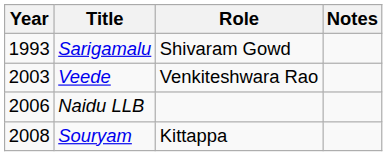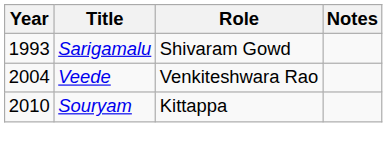(29, 77) 2003 -> (29, 77) 2004
- row: (101, 106)
(29, 135) 2008 -> (29, 106) 2010
